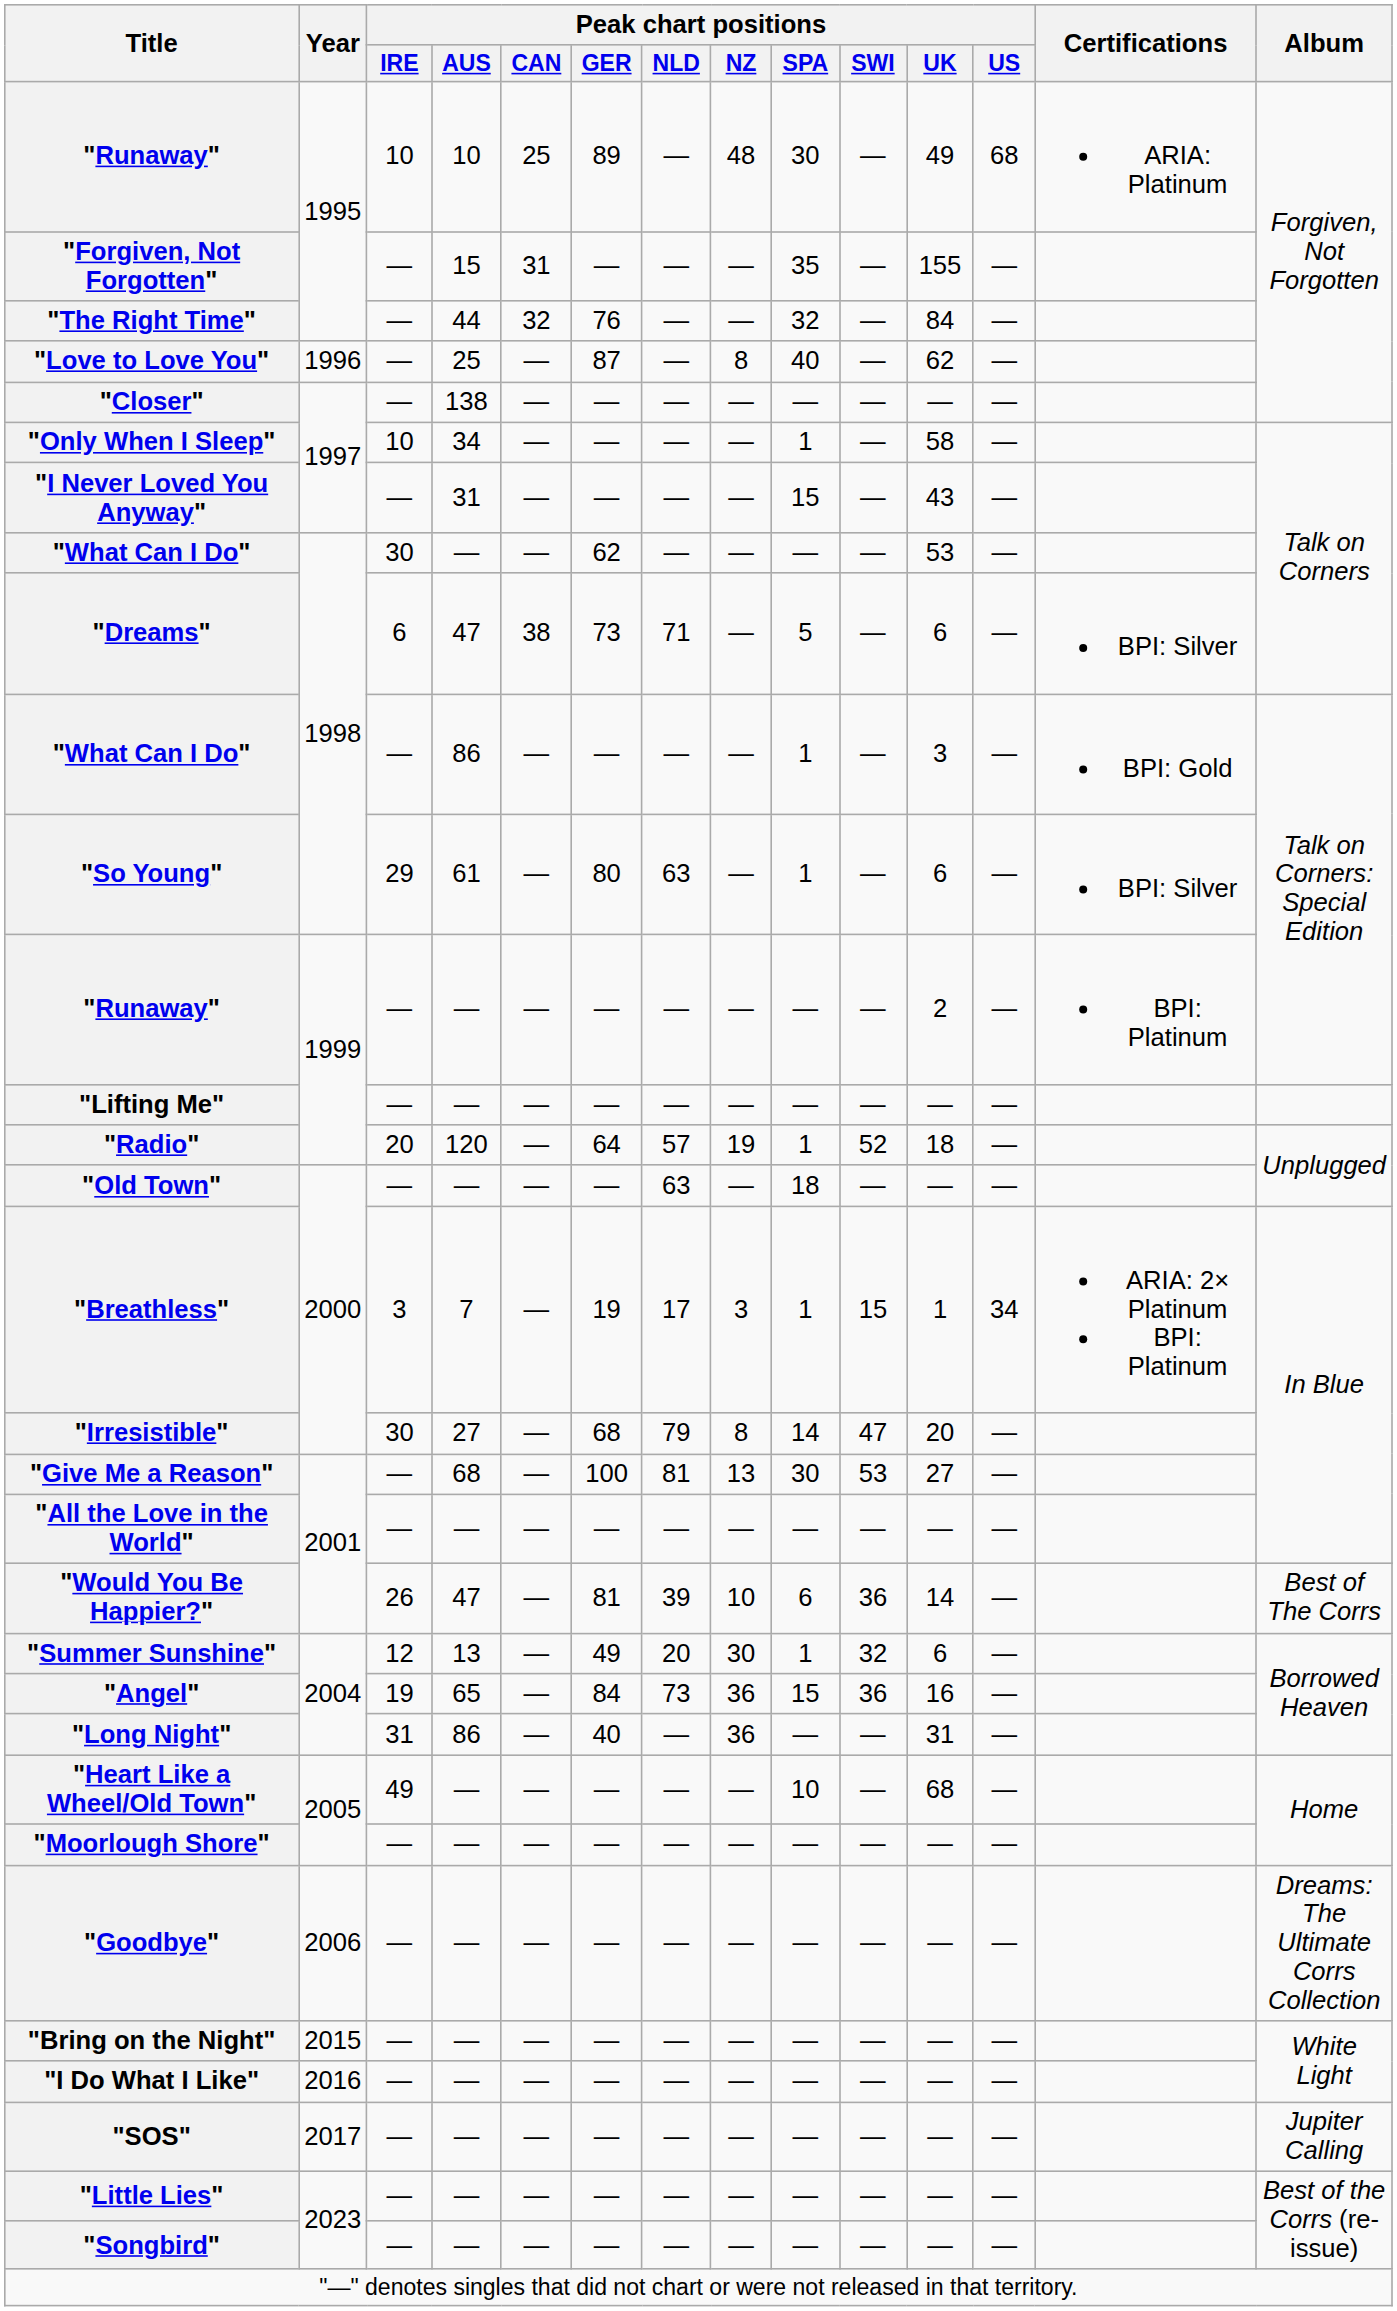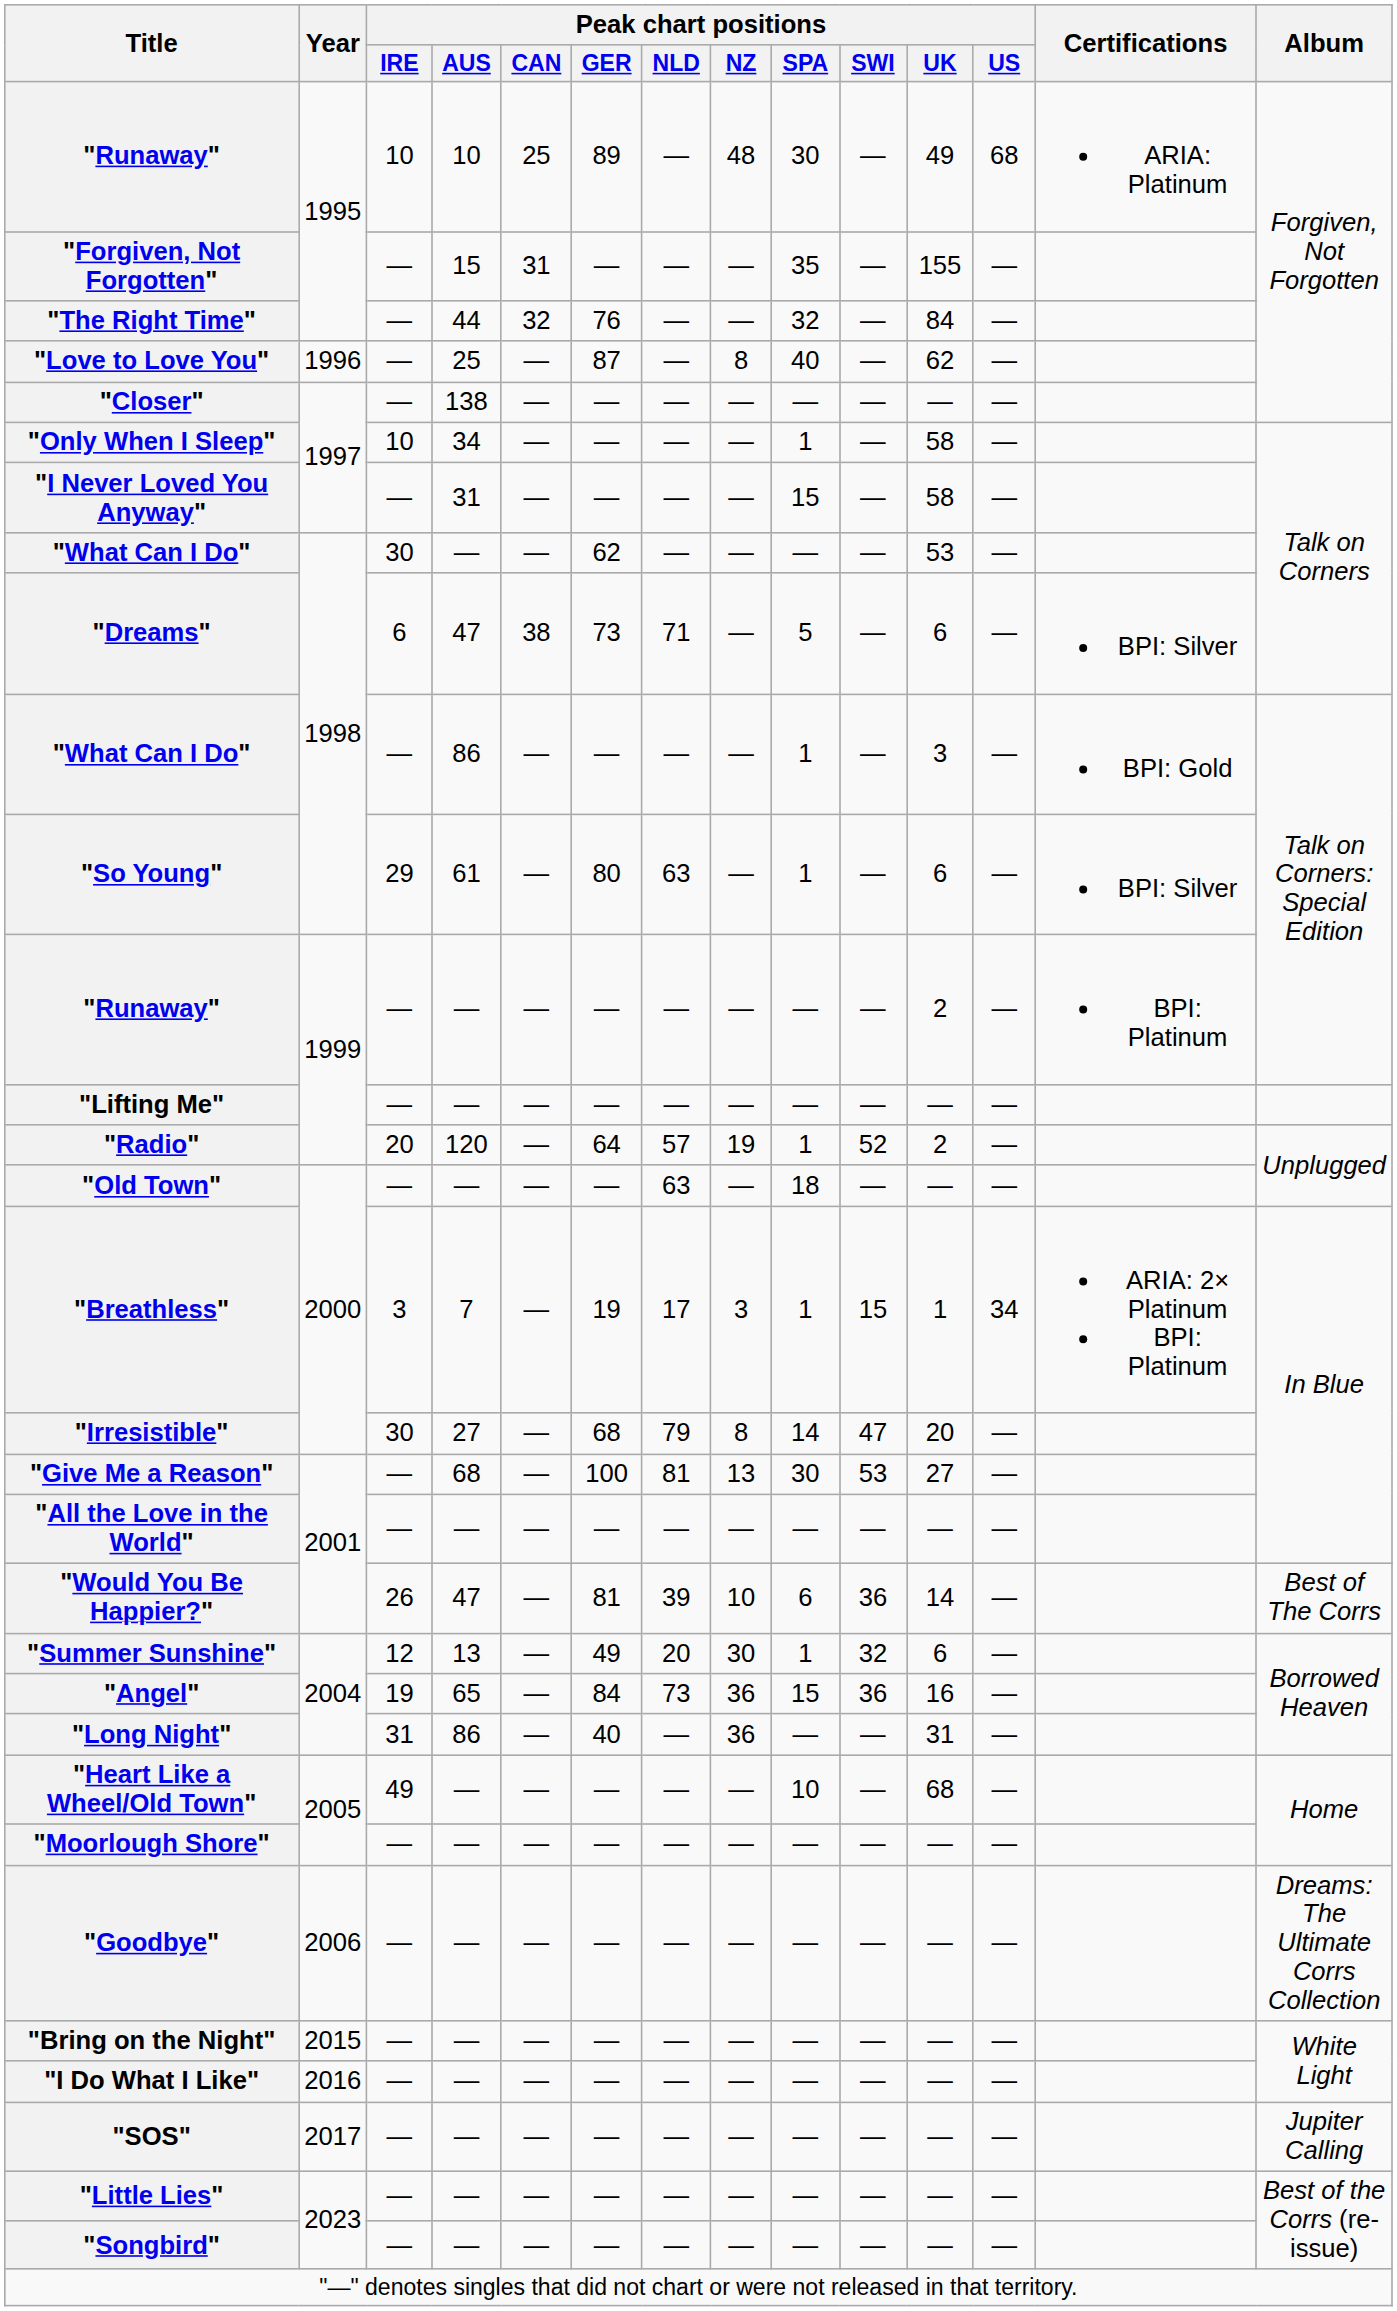(940, 497) 43 -> (940, 497) 58
(940, 1144) 18 -> (940, 1144) 2
